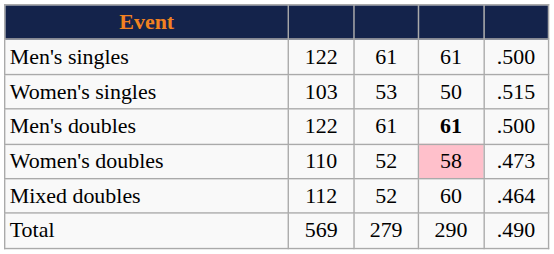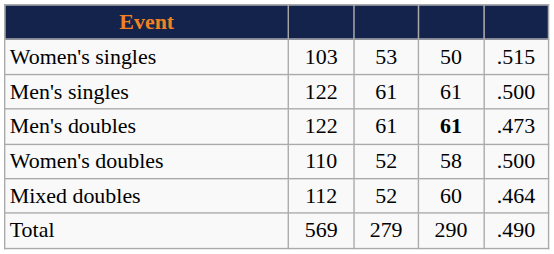rows swapped: (69, 56) <-> (83, 91)
(516, 126) .500 -> (516, 126) .473
(451, 160) pink background -> (451, 160) no background
(516, 160) .473 -> (516, 160) .500
